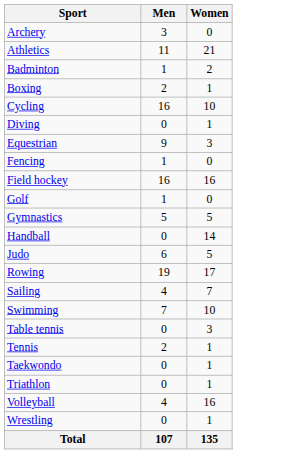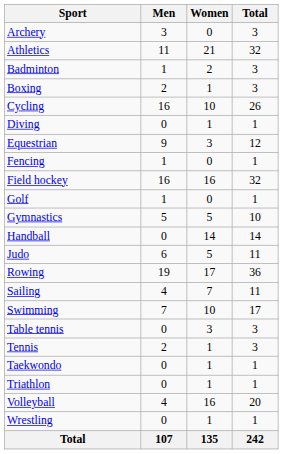+ column: (255, 13)
